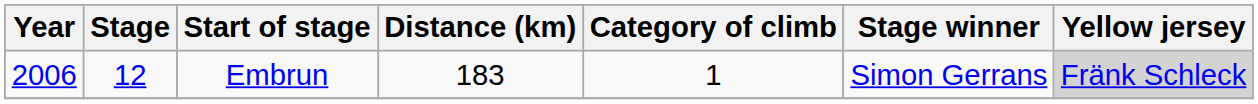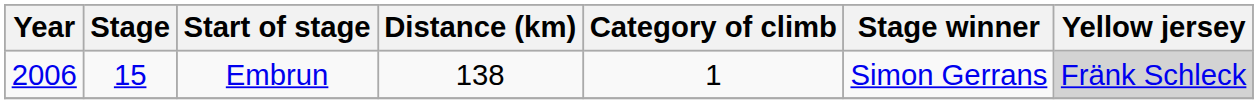(130, 74) 12 -> (130, 74) 15
(480, 74) 183 -> (480, 74) 138
